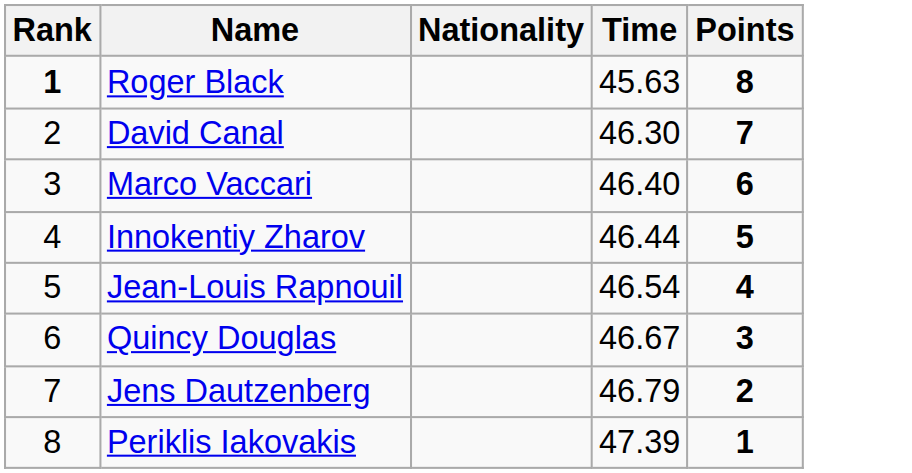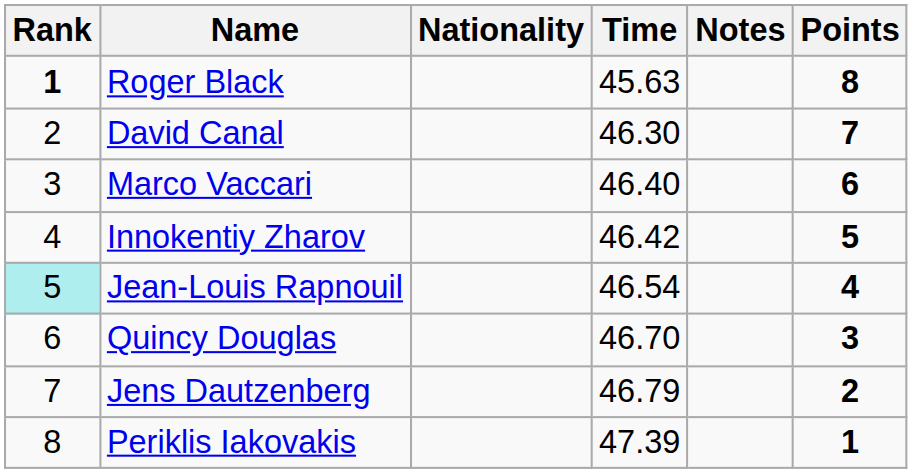+ column: (740, 30)
(640, 236) 46.44 -> (640, 236) 46.42
(52, 287) no background -> (52, 287) paleturquoise background
(640, 339) 46.67 -> (640, 339) 46.70
